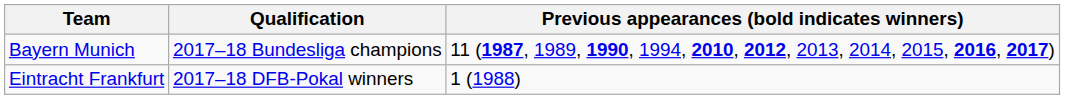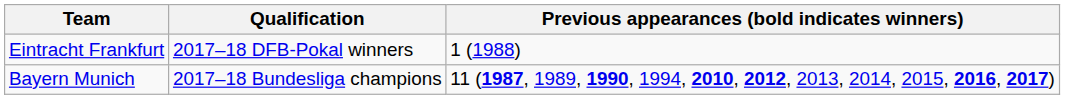rows swapped: (87, 79) <-> (72, 49)
